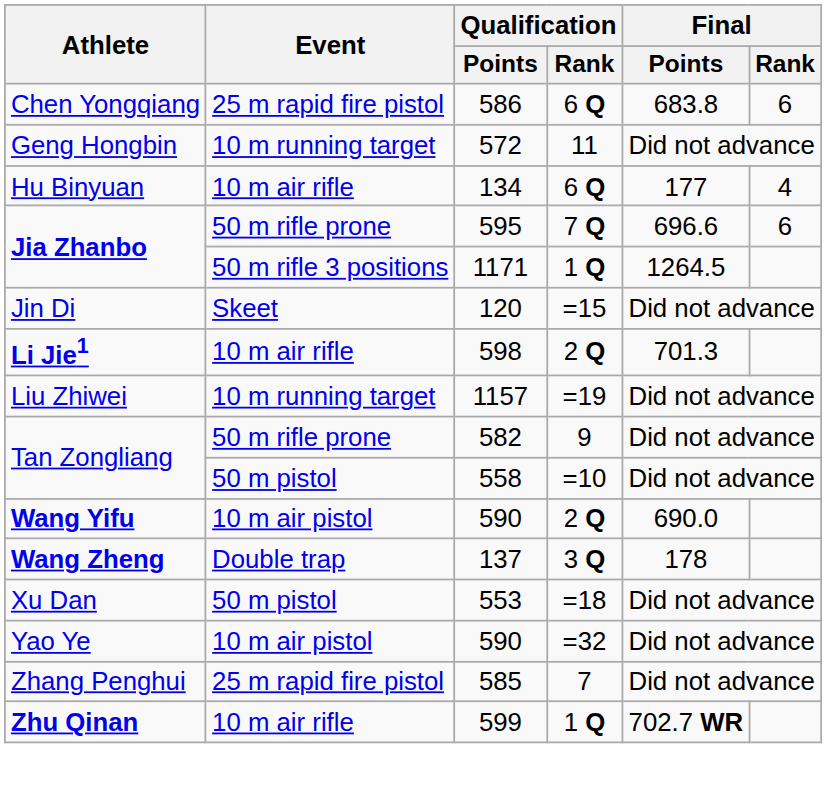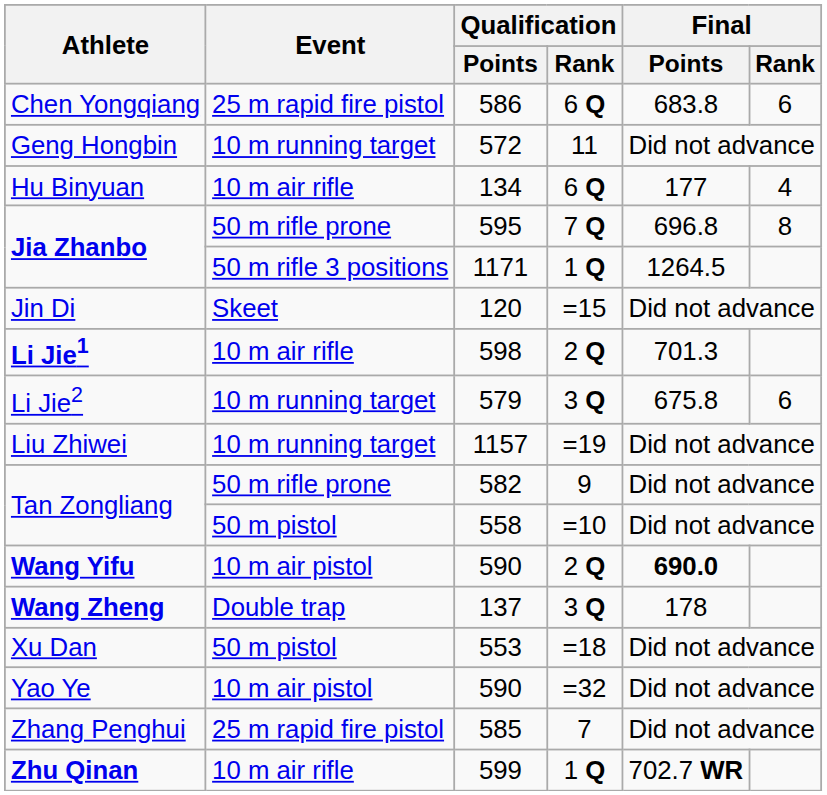(686, 227) 696.6 -> (686, 227) 696.8
(785, 227) 6 -> (785, 227) 8
+ row: (47, 400)
(686, 519) normal -> (686, 566) bold
